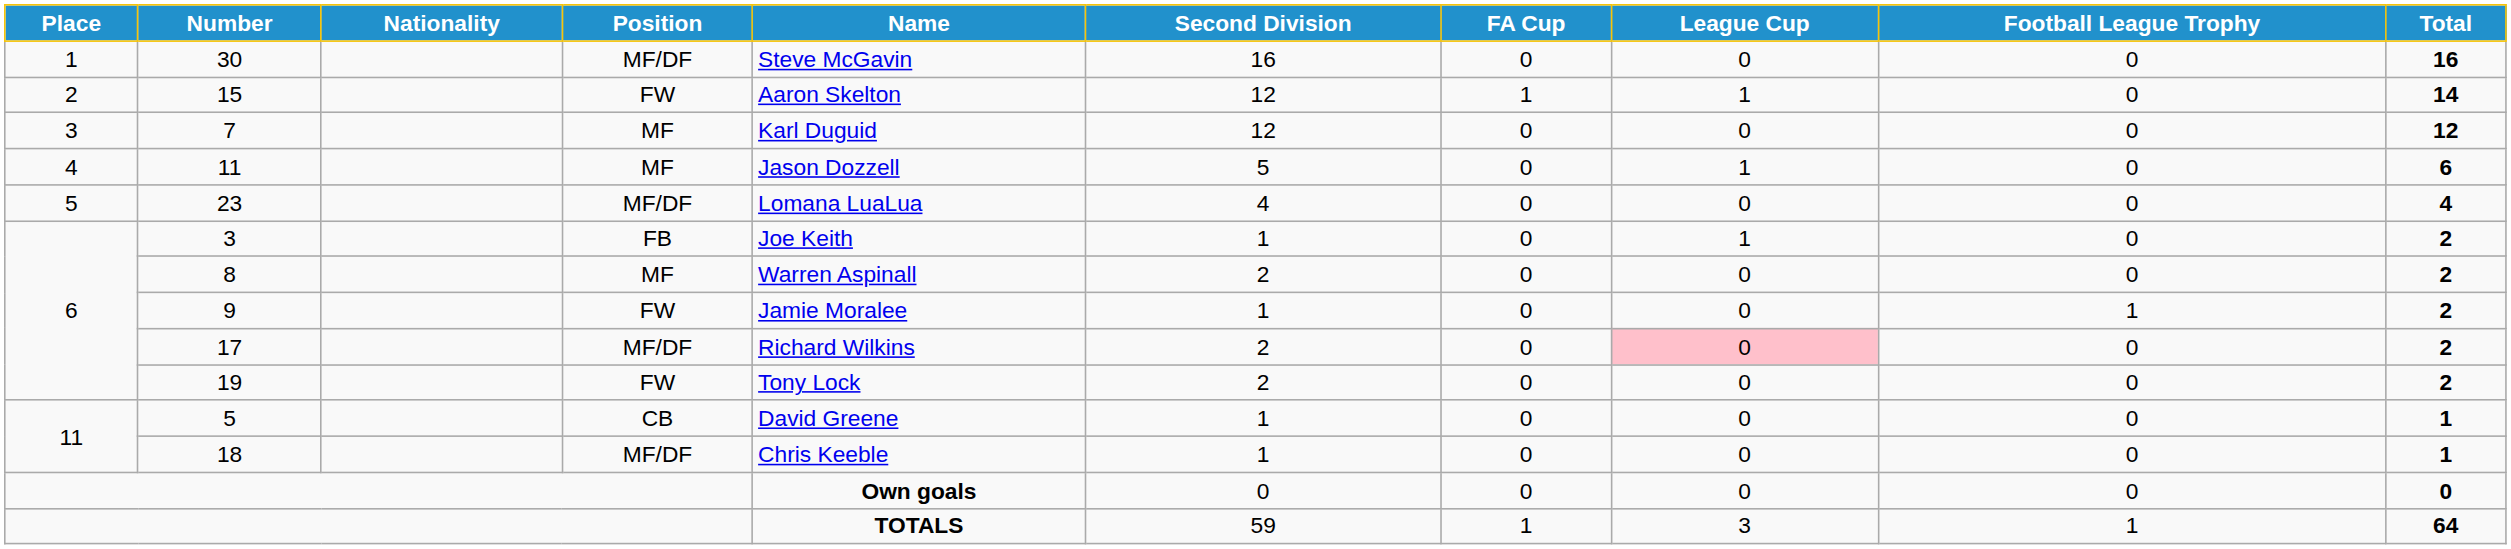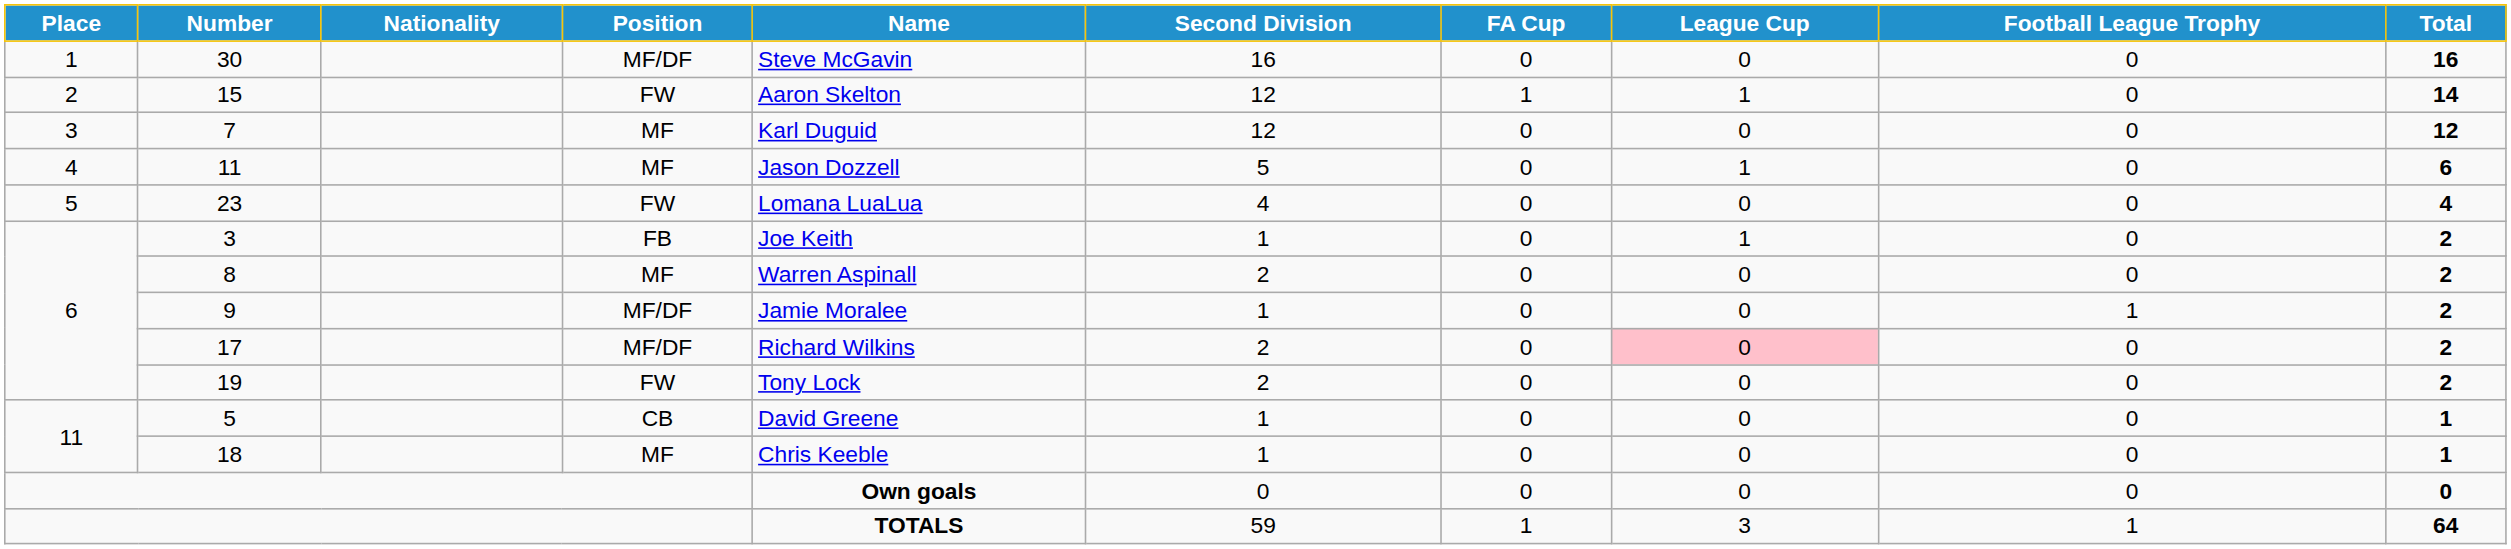(657, 203) MF/DF -> (657, 203) FW
(657, 311) FW -> (657, 311) MF/DF
(657, 454) MF/DF -> (657, 454) MF
